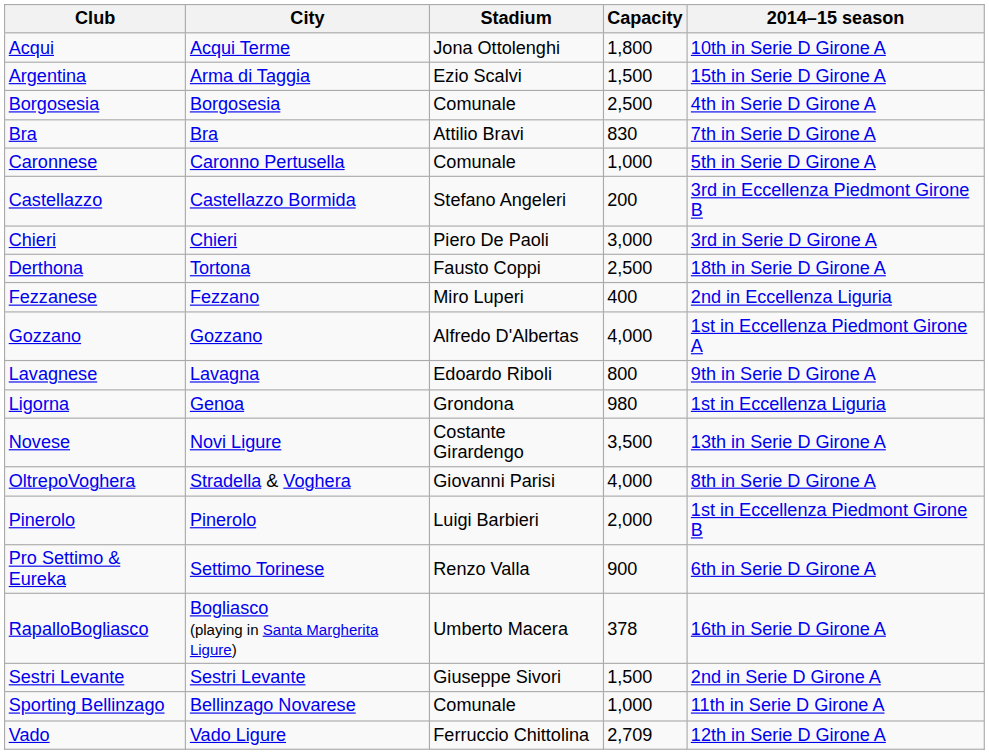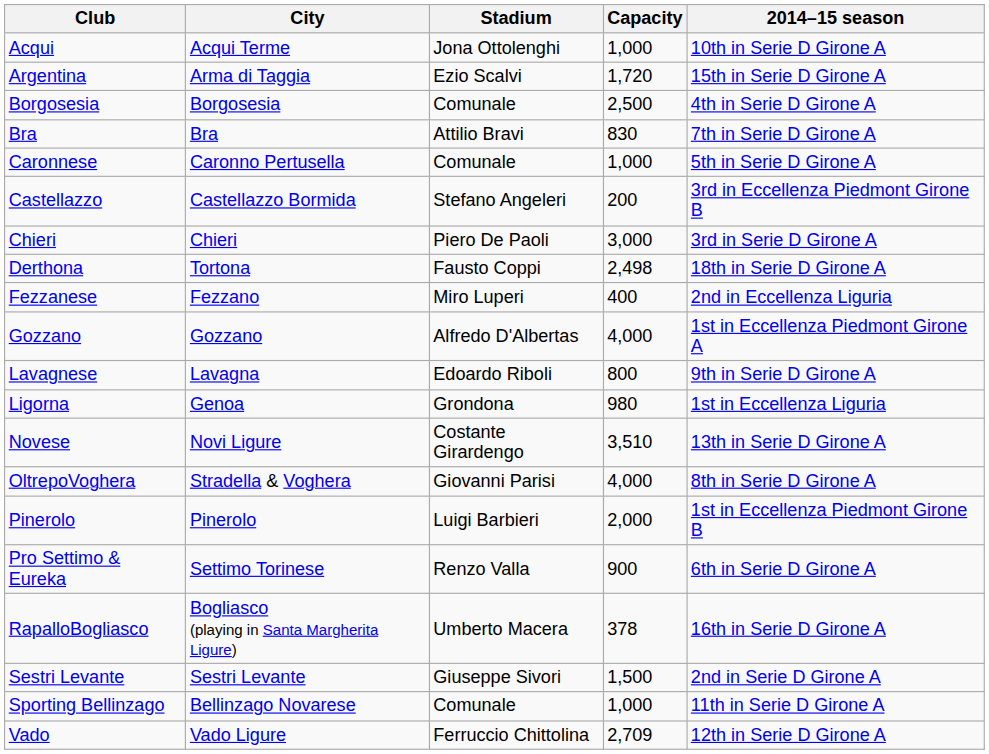(630, 47) 1,800 -> (630, 47) 1,000
(630, 76) 1,500 -> (630, 76) 1,720
(630, 268) 2,500 -> (630, 268) 2,498
(630, 442) 3,500 -> (630, 442) 3,510
